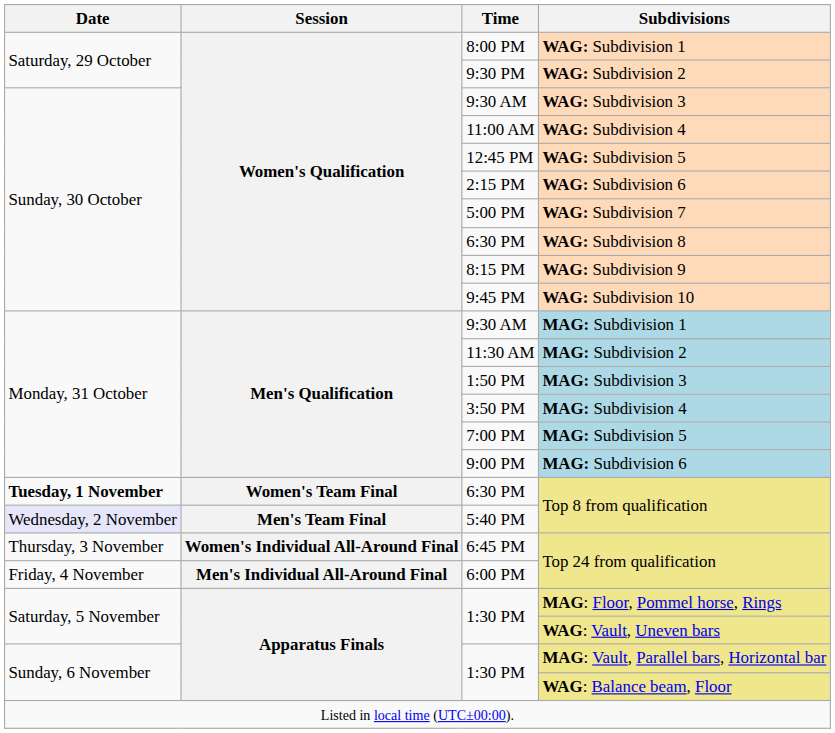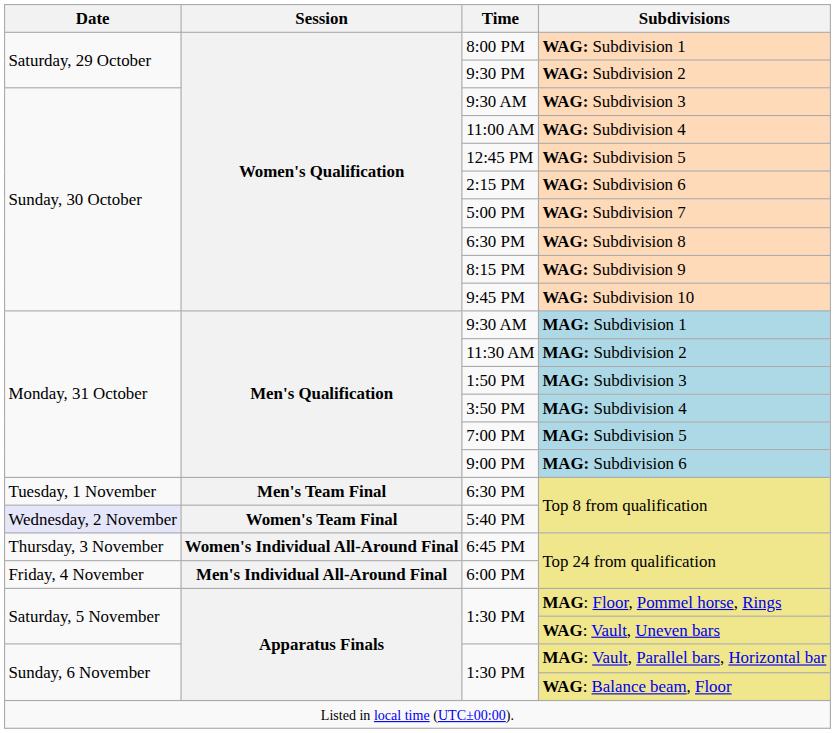(86, 491) bold -> (82, 491) normal
(322, 491) Women's Team Final -> (322, 491) Men's Team Final
(322, 519) Men's Team Final -> (322, 519) Women's Team Final
